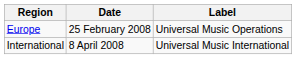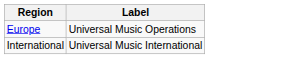- column: (110, 12)
